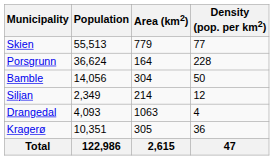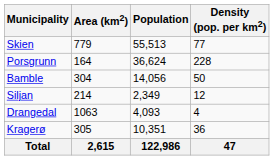columns swapped: (101, 20) <-> (161, 20)
